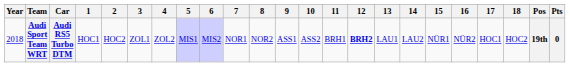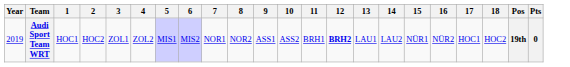- column: (62, 11)
(15, 39) 2018 -> (15, 39) 2019
